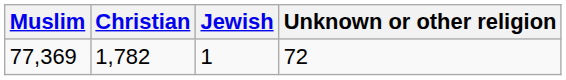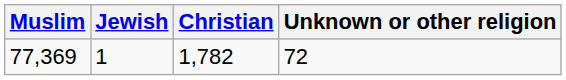columns swapped: (143, 21) <-> (237, 21)
